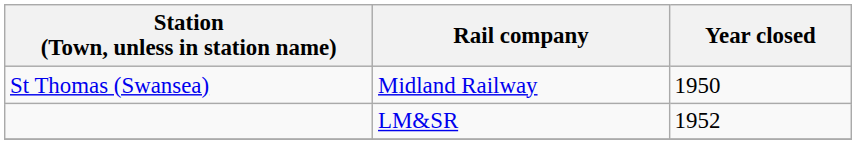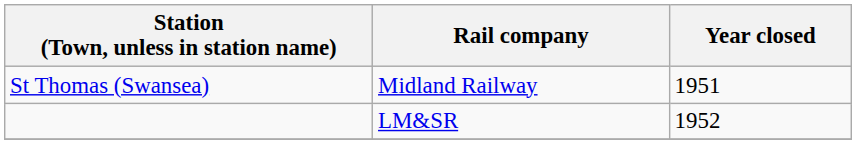(697, 84) 1950 -> (697, 84) 1951
